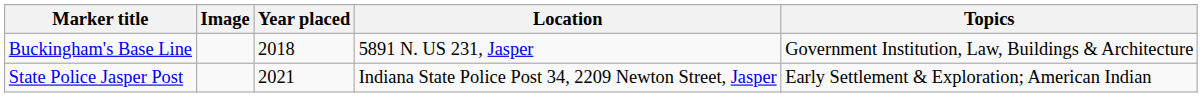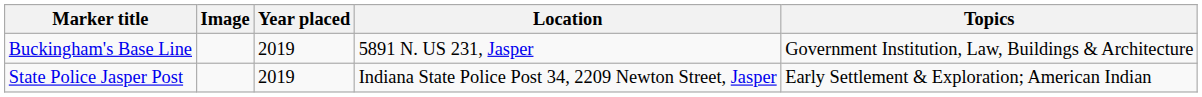(276, 48) 2018 -> (276, 48) 2019
(276, 77) 2021 -> (276, 77) 2019
